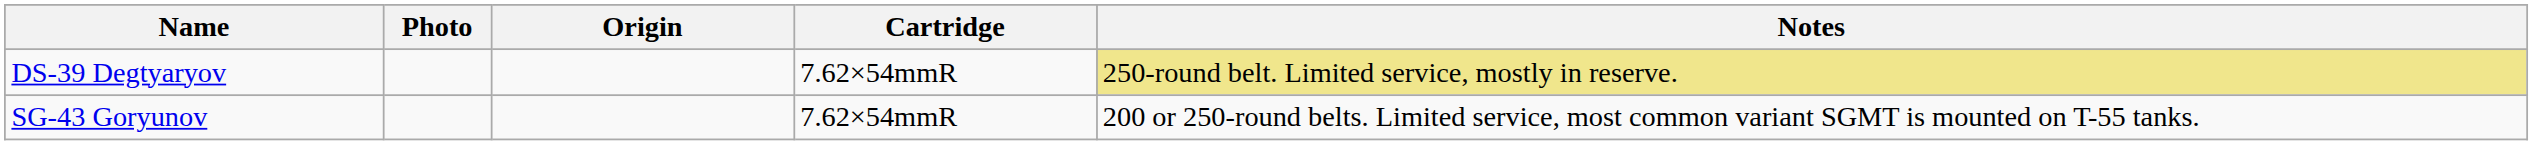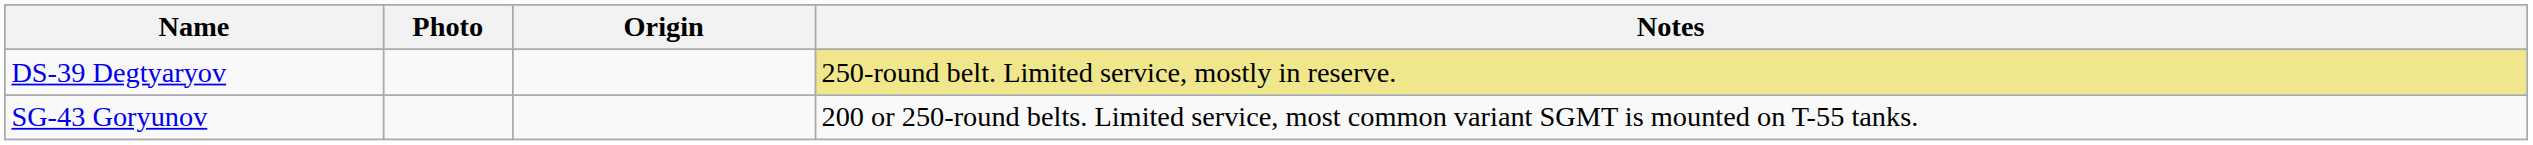- column: (945, 26)
